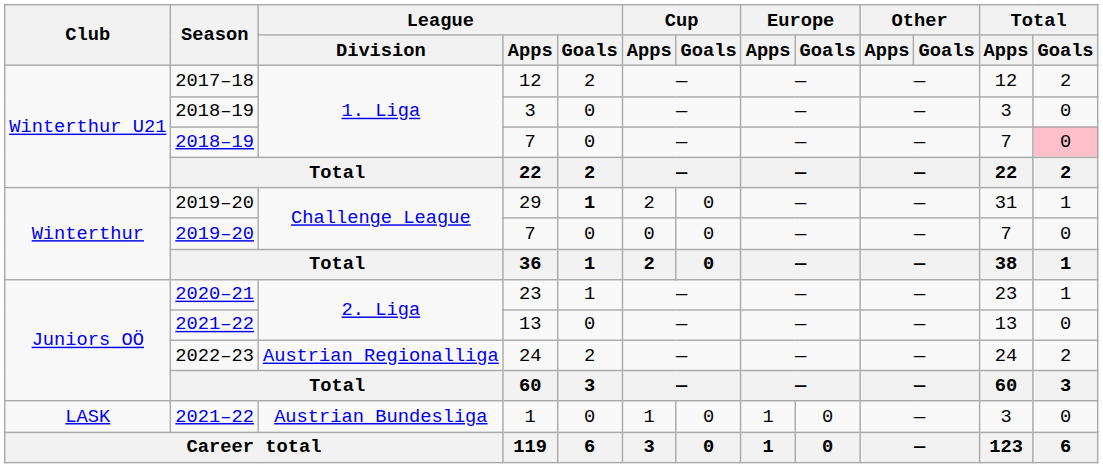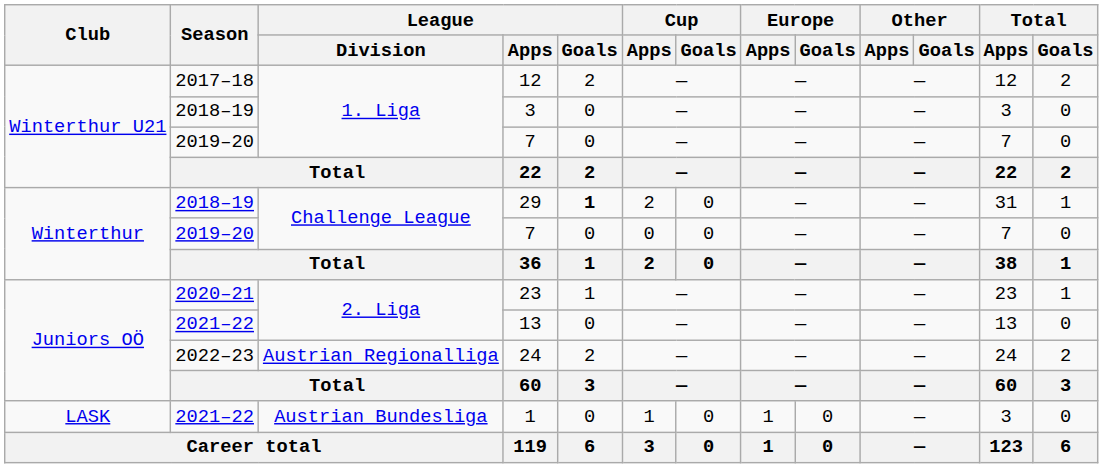(215, 142) 2018–19 -> (215, 142) 2019–20
(1066, 142) pink background -> (1066, 142) no background
(215, 203) 2019–20 -> (215, 203) 2018–19
